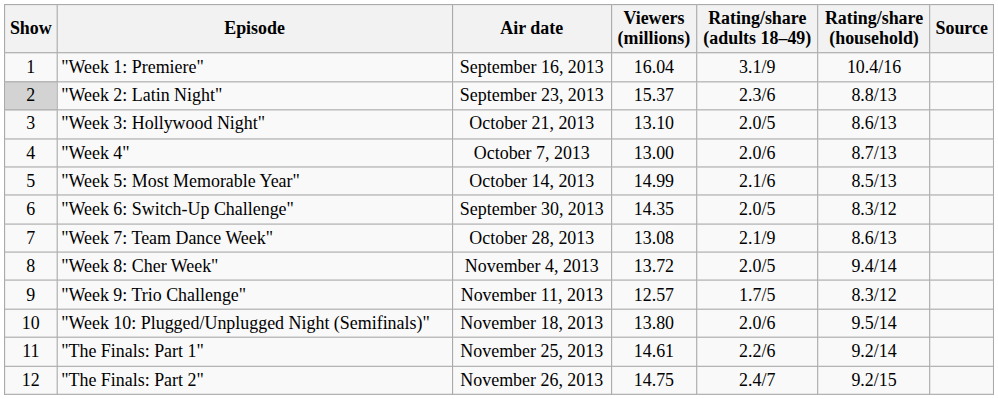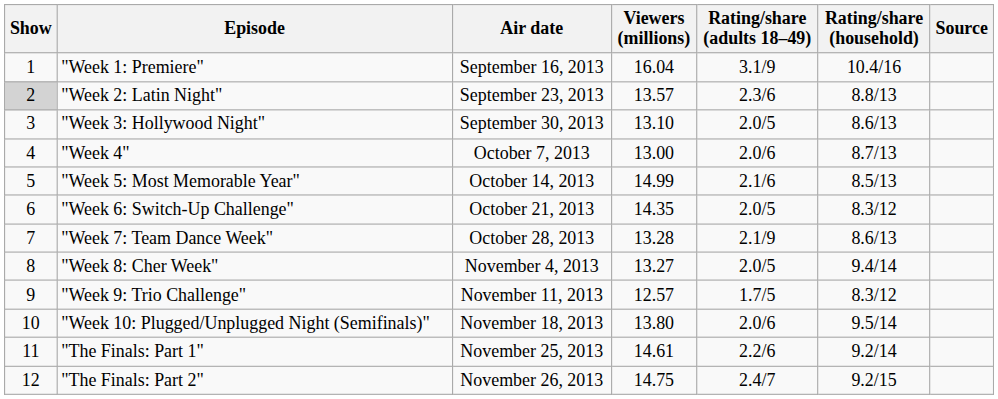(654, 95) 15.37 -> (654, 95) 13.57
(532, 124) October 21, 2013 -> (532, 124) September 30, 2013
(532, 209) September 30, 2013 -> (532, 209) October 21, 2013
(654, 237) 13.08 -> (654, 237) 13.28
(654, 266) 13.72 -> (654, 266) 13.27
